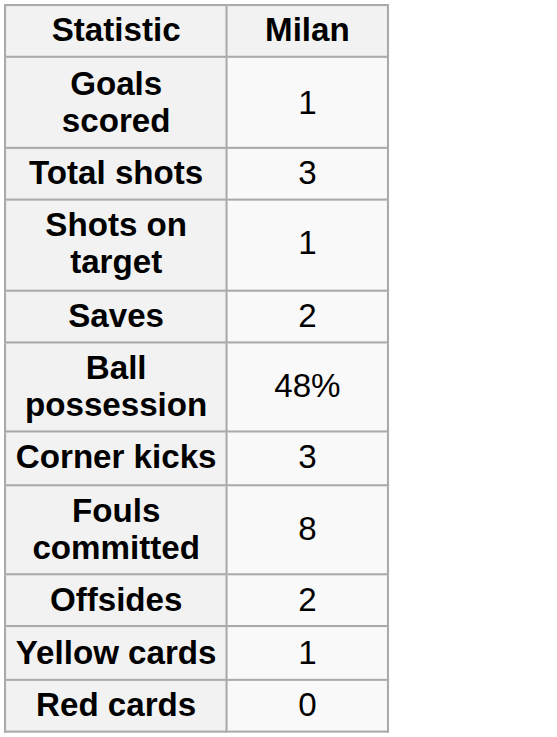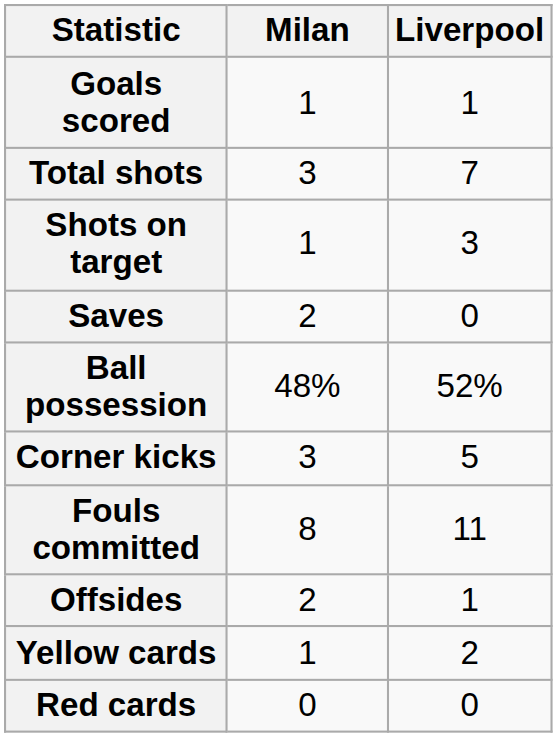+ column: (470, 30)
